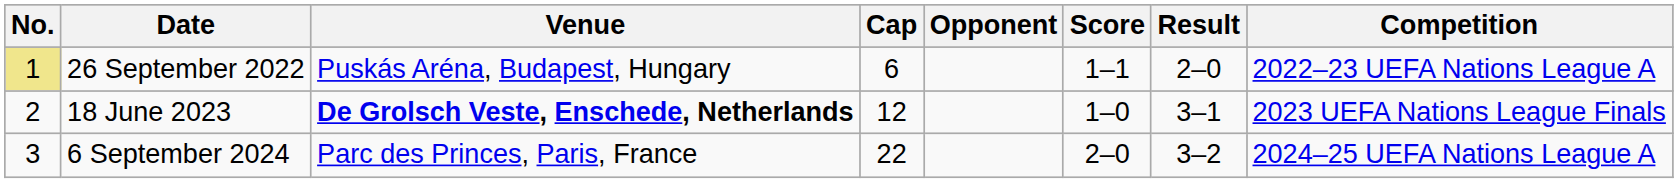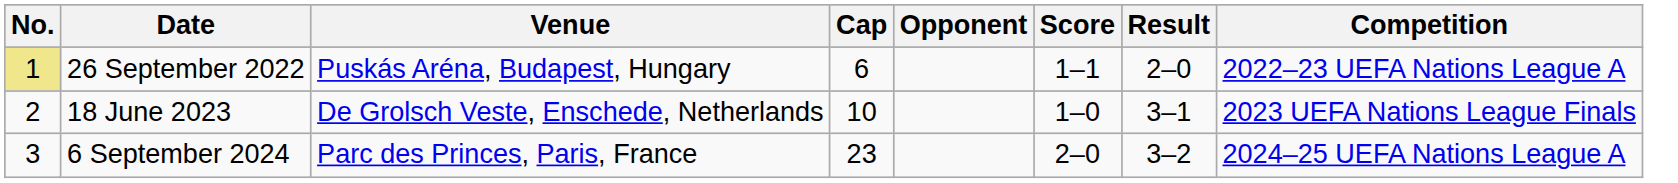(585, 111) bold -> (570, 111) normal
(892, 111) 12 -> (862, 111) 10
(892, 154) 22 -> (862, 154) 23
